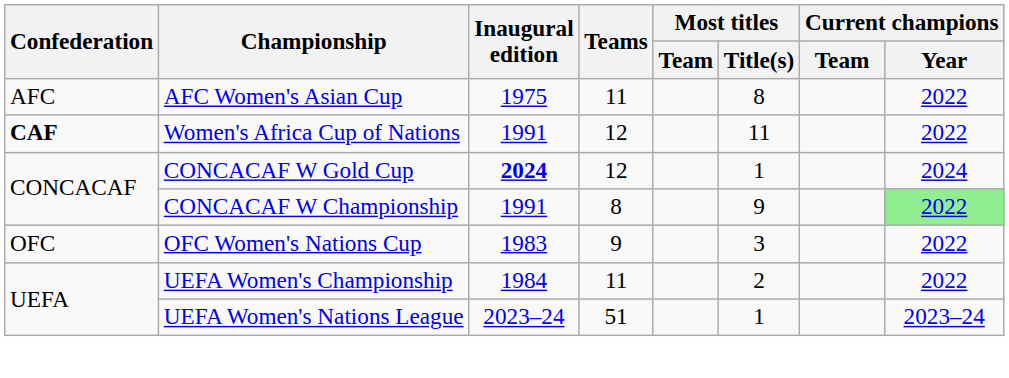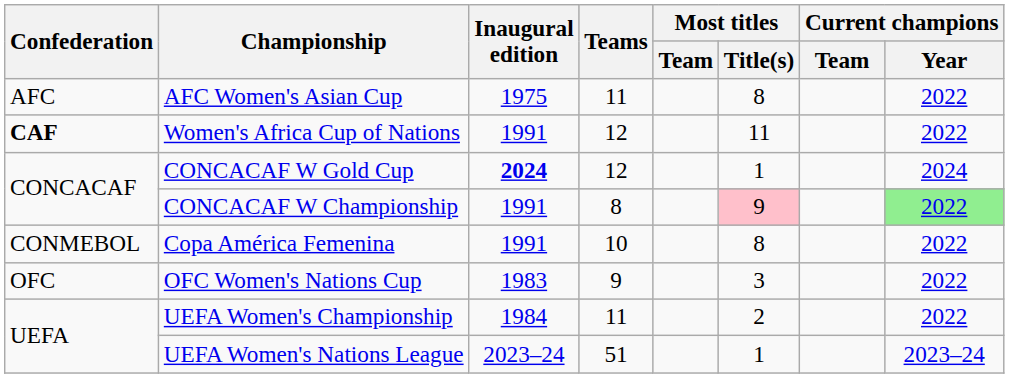(759, 206) no background -> (759, 206) pink background
+ row: (279, 243)
